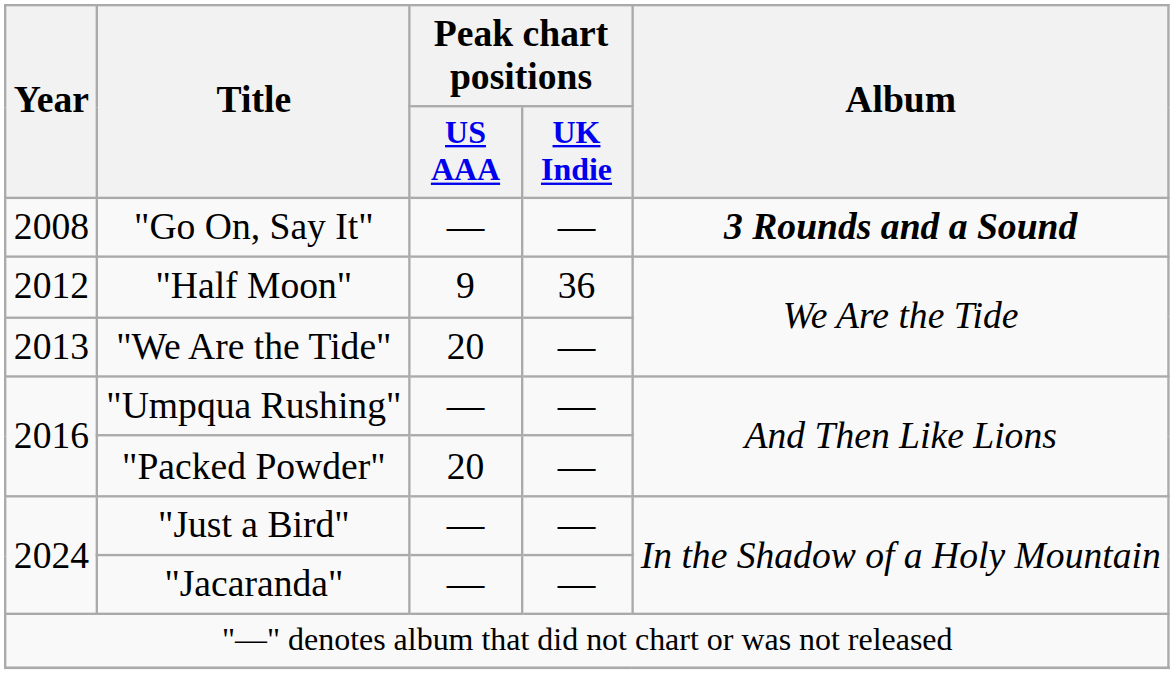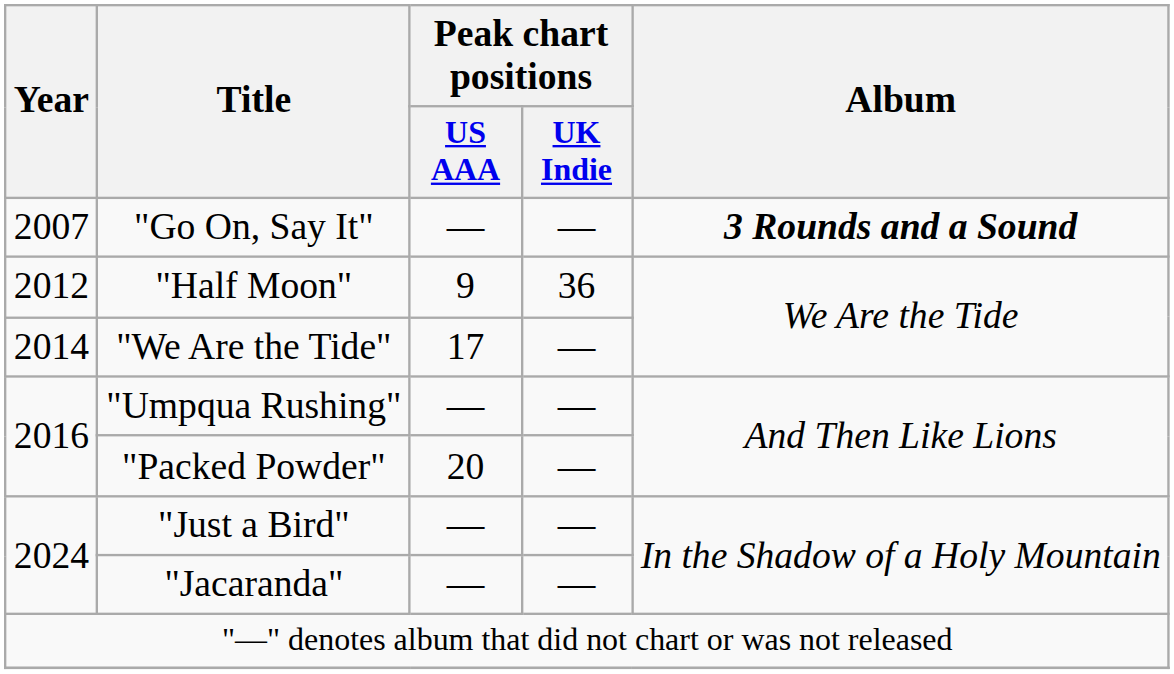(51, 226) 2008 -> (51, 226) 2007
(51, 345) 2013 -> (51, 345) 2014
(465, 345) 20 -> (465, 345) 17
